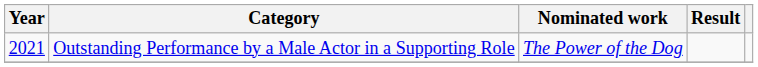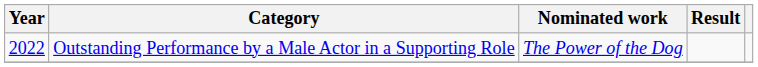(27, 47) 2021 -> (27, 47) 2022
